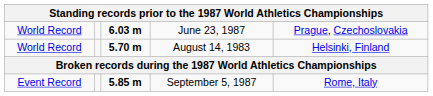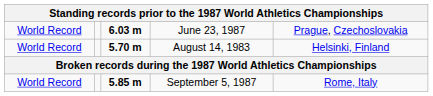(49, 82) Event Record -> (49, 82) World Record
